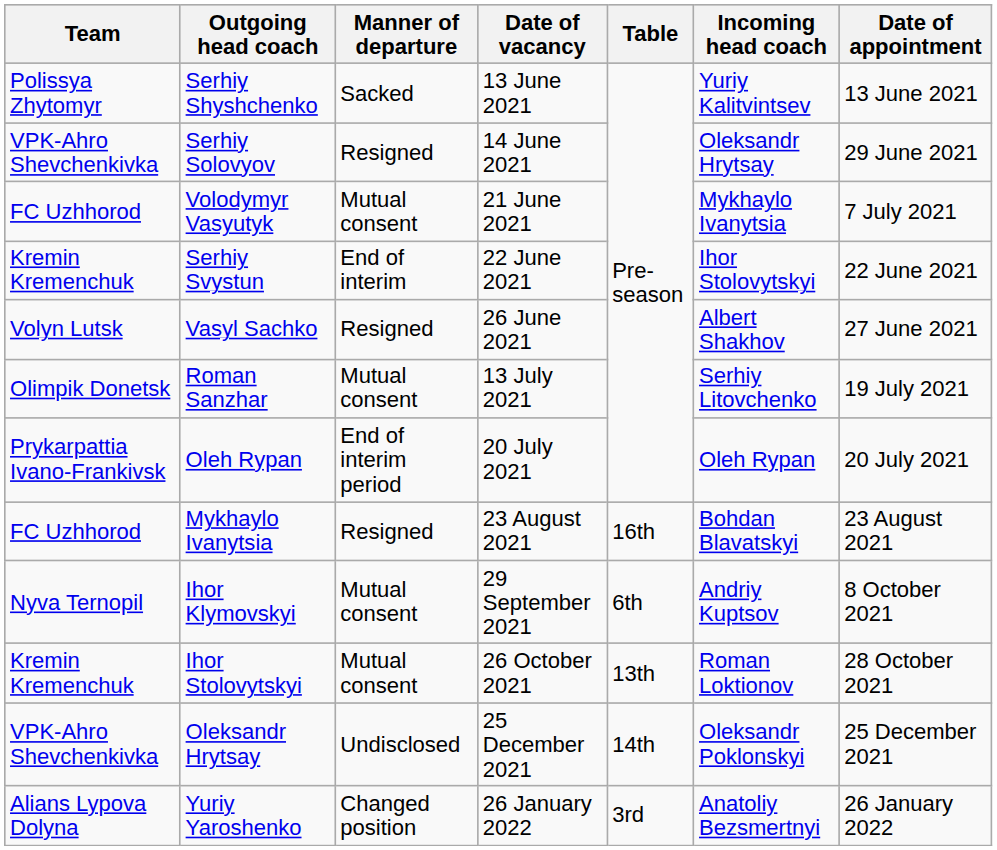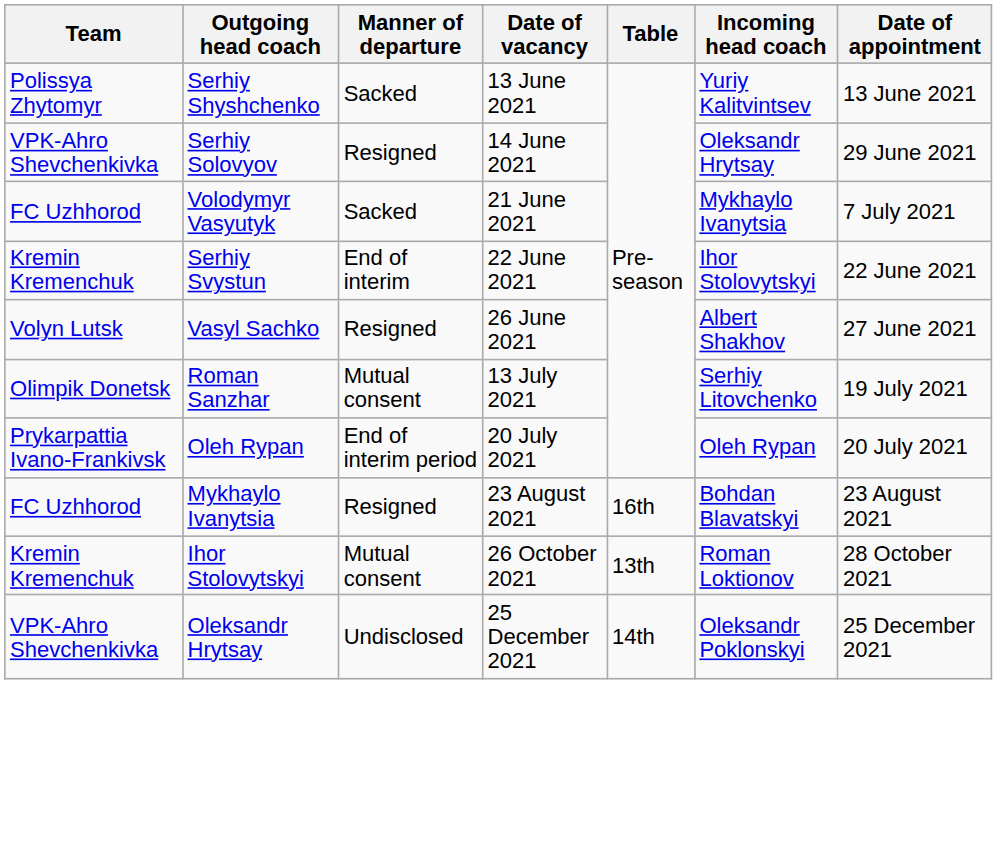(379, 211) Mutual consent -> (380, 211) Sacked
- row: (241, 602)
- row: (244, 815)
